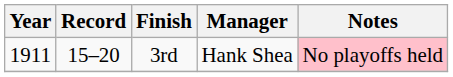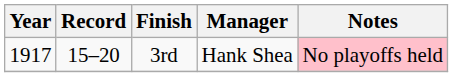(30, 54) 1911 -> (30, 54) 1917
